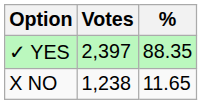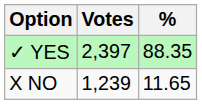(106, 83) 1,238 -> (106, 83) 1,239
